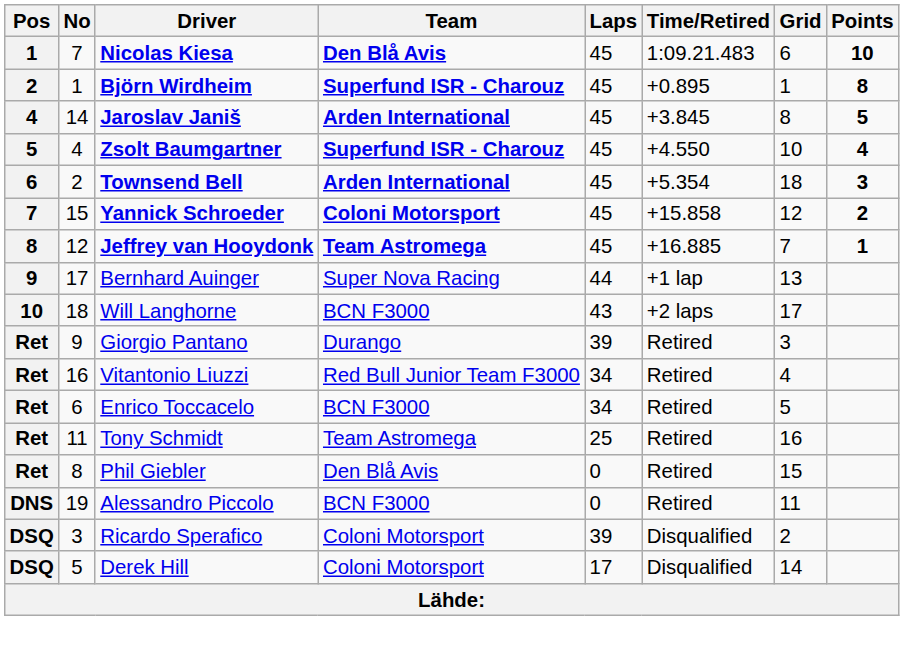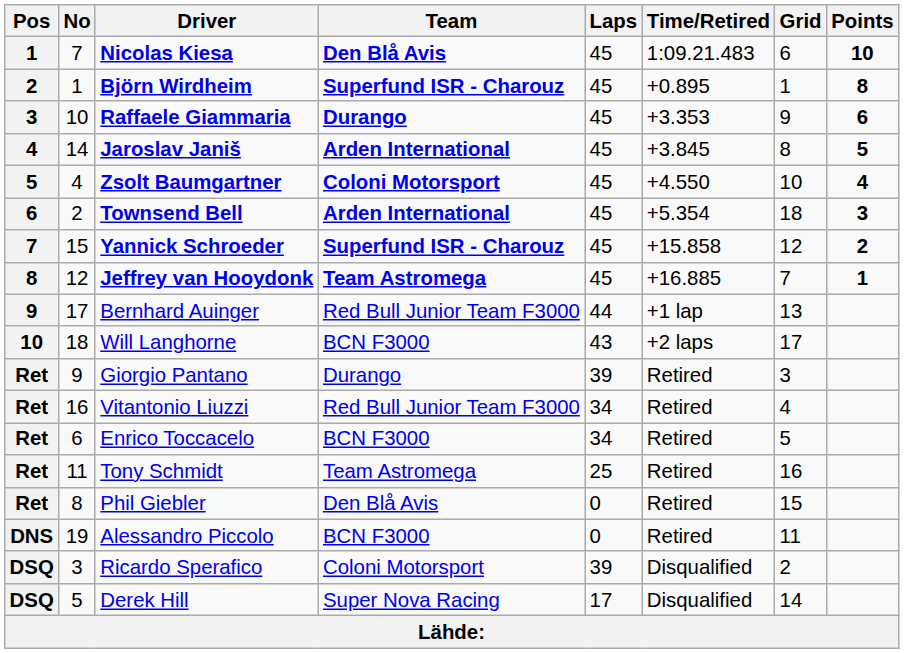+ row: (195, 117)
(444, 149) Superfund ISR - Charouz -> (411, 181) Coloni Motorsport
(411, 213) Coloni Motorsport -> (444, 246) Superfund ISR - Charouz
(411, 278) Super Nova Racing -> (451, 310) Red Bull Junior Team F3000
(403, 567) Coloni Motorsport -> (411, 599) Super Nova Racing
